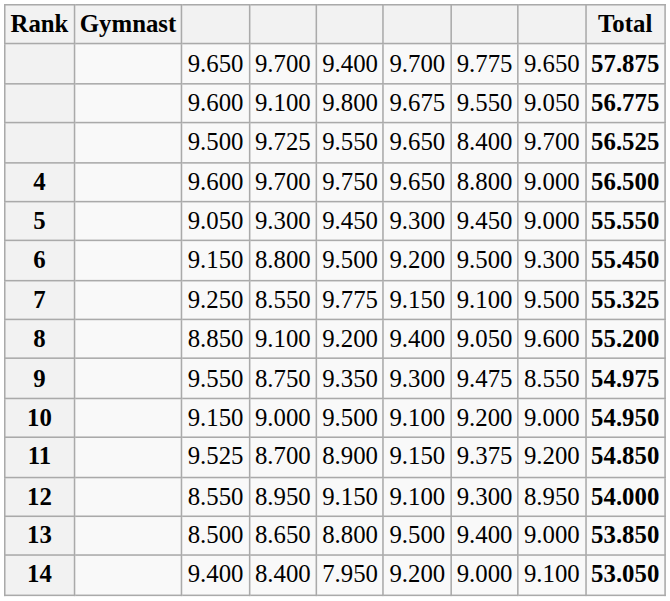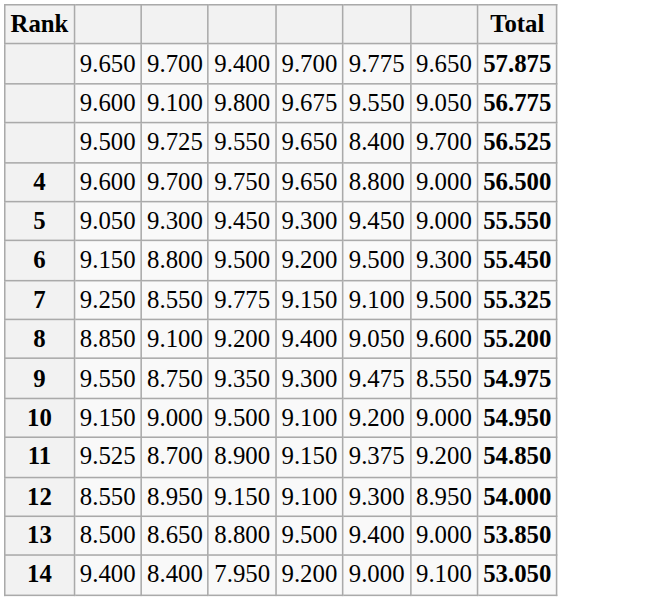- column: (128, 24)
